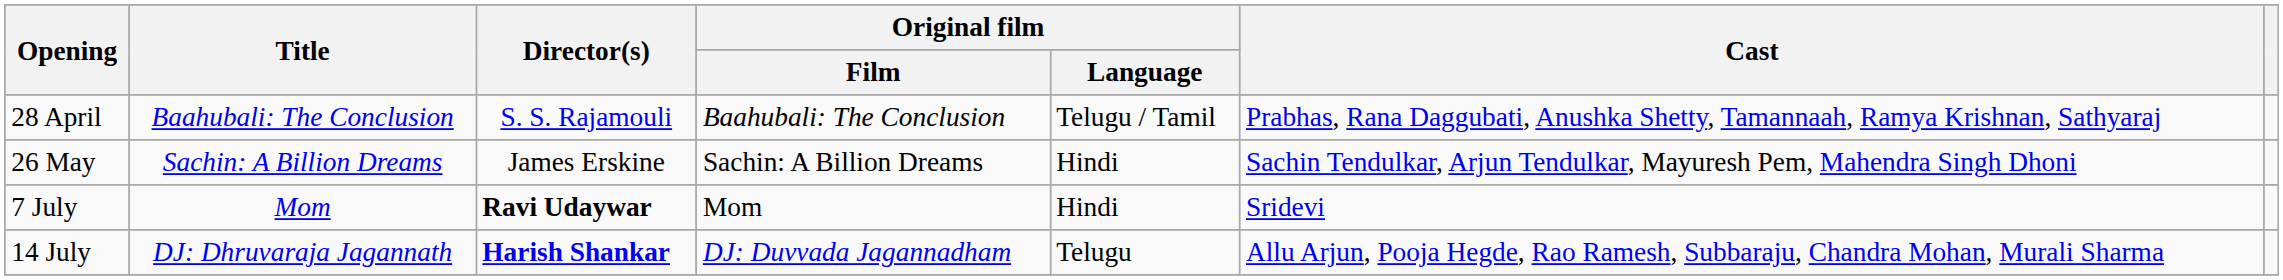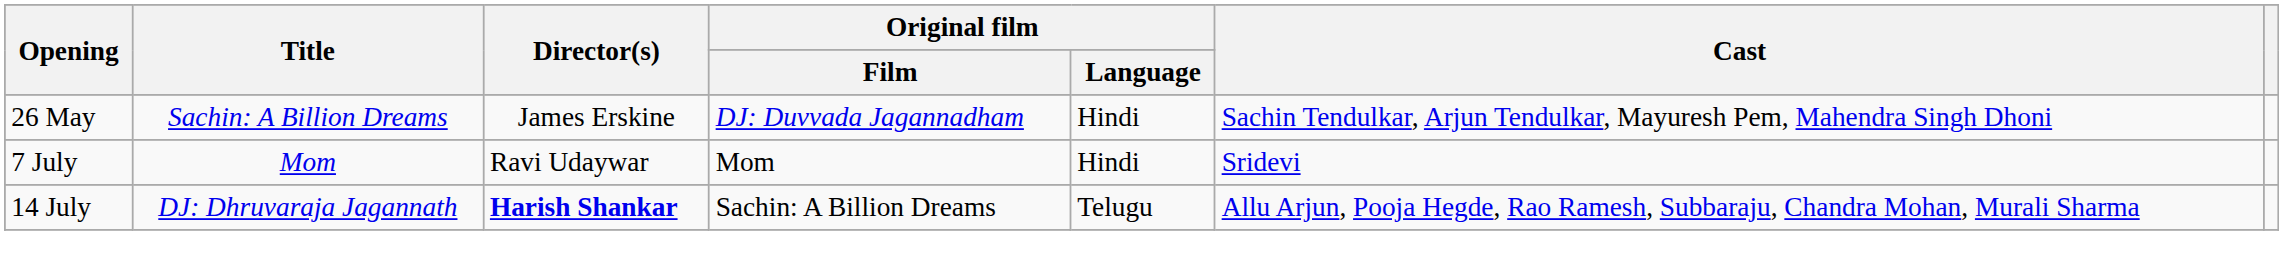- row: (56, 117)
(843, 162) Sachin: A Billion Dreams -> (870, 117) DJ: Duvvada Jagannadham
(567, 207) bold -> (569, 162) normal
(857, 252) DJ: Duvvada Jagannadham -> (856, 207) Sachin: A Billion Dreams
